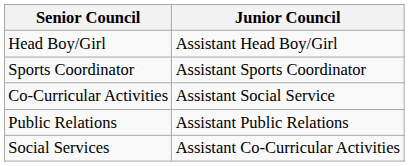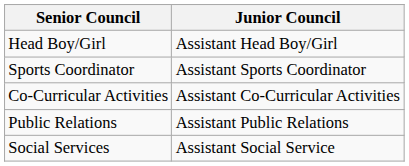(255, 95) Assistant Social Service -> (288, 95) Assistant Co-Curricular Activities
(288, 148) Assistant Co-Curricular Activities -> (255, 148) Assistant Social Service
